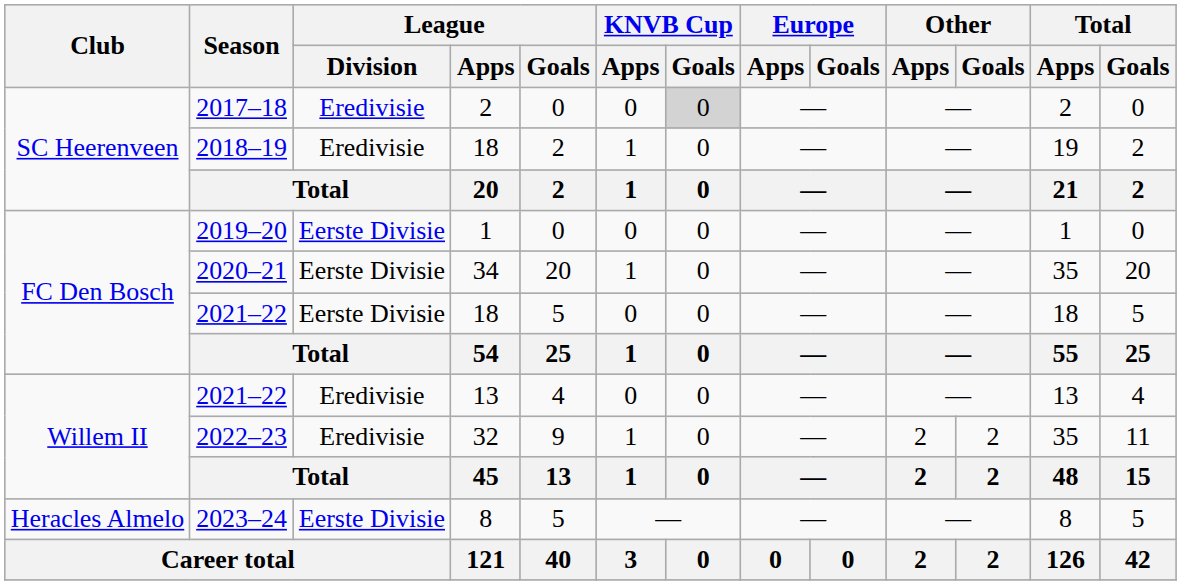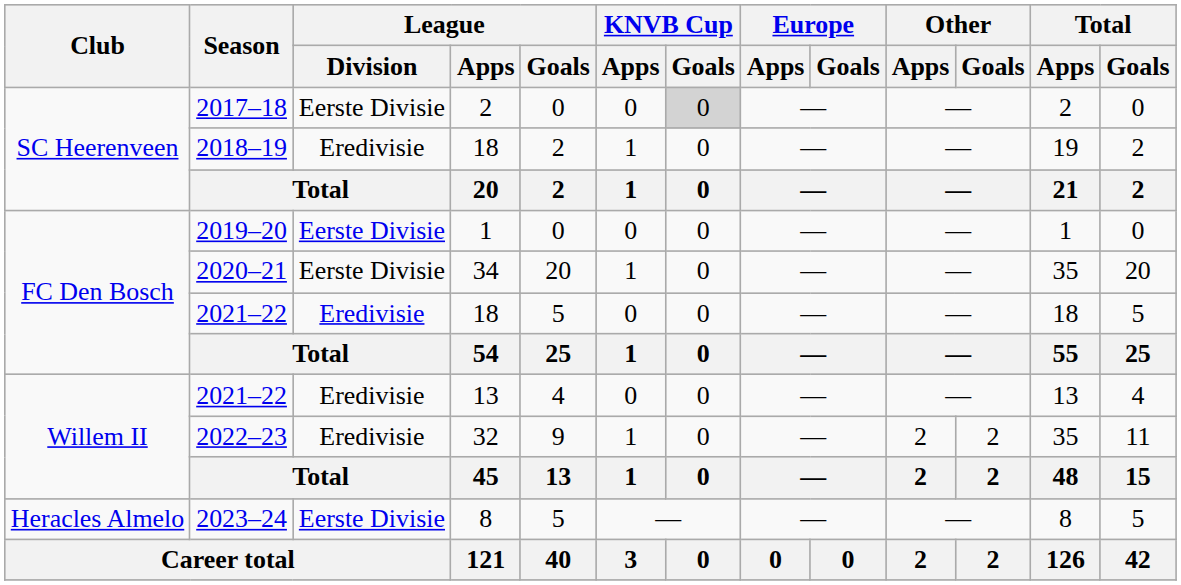(372, 107) Eredivisie -> (372, 107) Eerste Divisie
(372, 312) Eerste Divisie -> (372, 312) Eredivisie
